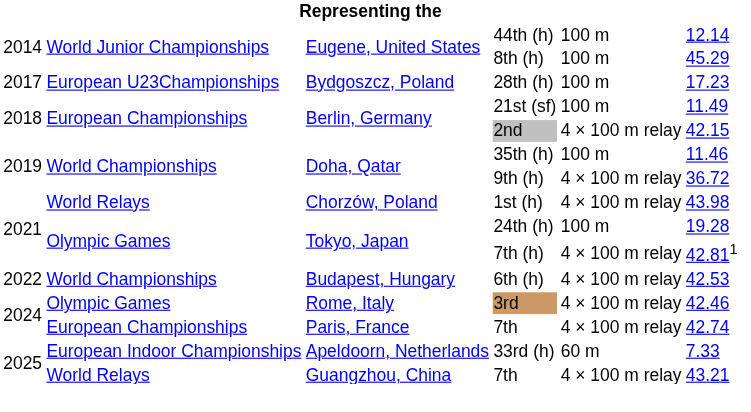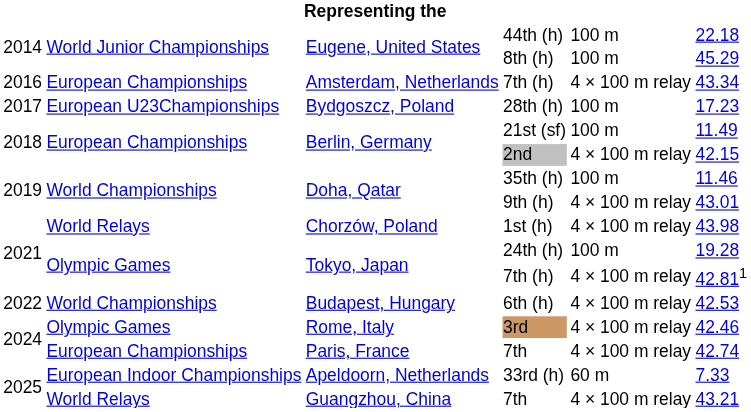(708, 35) 12.14 -> (717, 35) 22.18
+ row: (402, 82)
(708, 178) 36.72 -> (717, 202) 43.01
